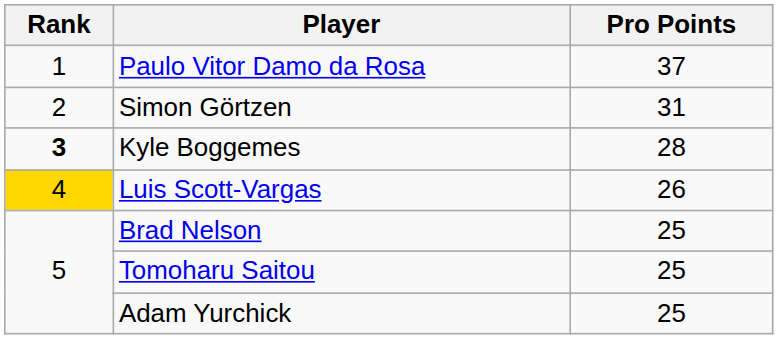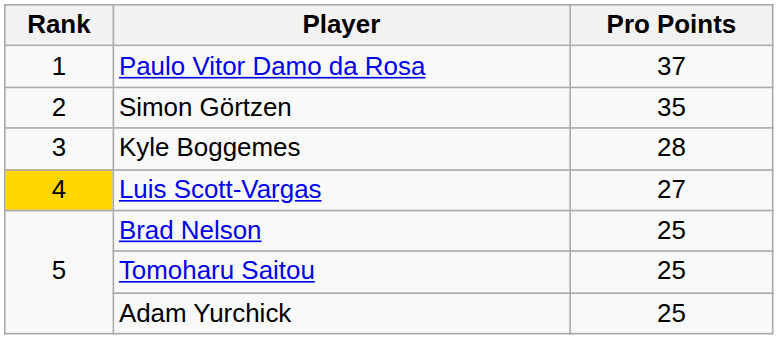(671, 107) 31 -> (671, 107) 35
(59, 148) bold -> (59, 148) normal
(671, 189) 26 -> (671, 189) 27
